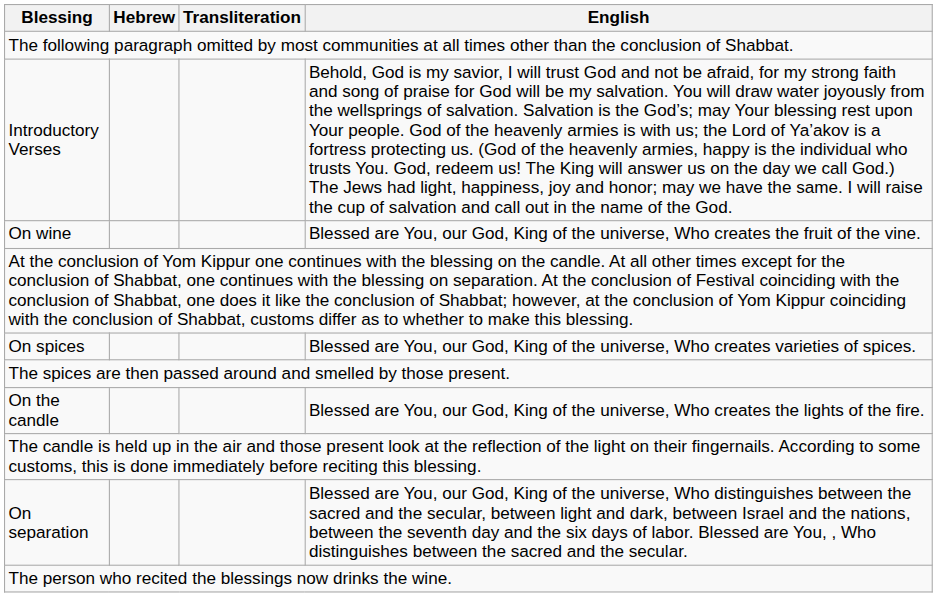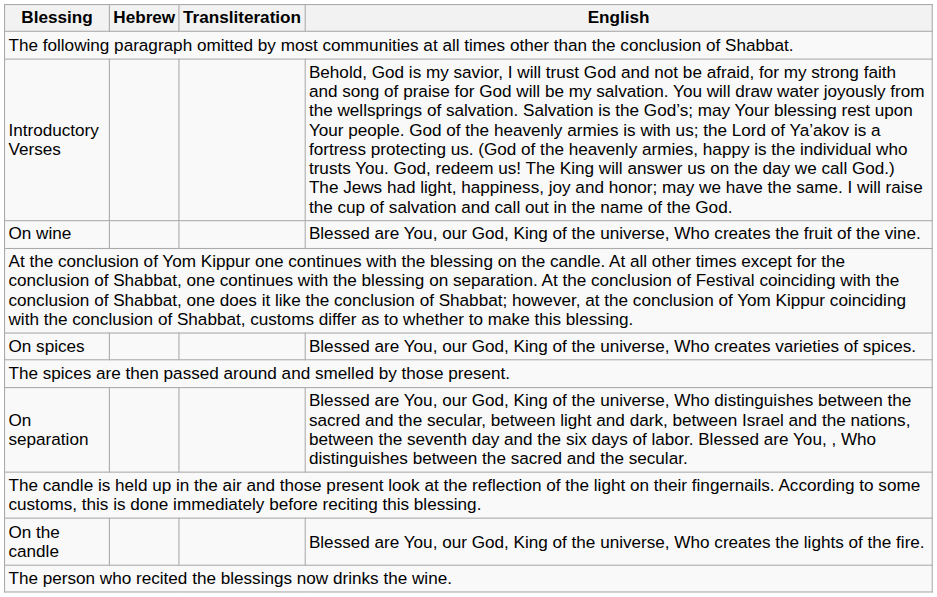rows swapped: (34, 410) <-> (48, 522)
